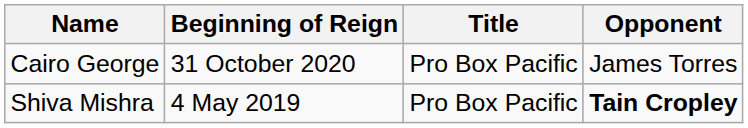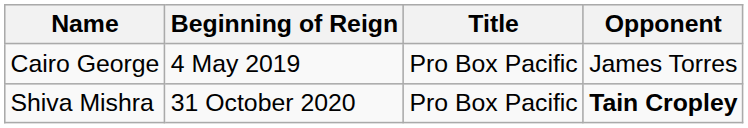(263, 63) 31 October 2020 -> (236, 63) 4 May 2019
(236, 102) 4 May 2019 -> (263, 102) 31 October 2020
